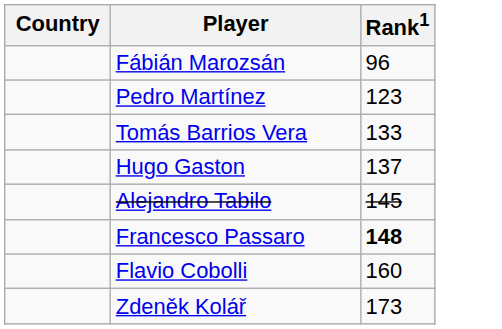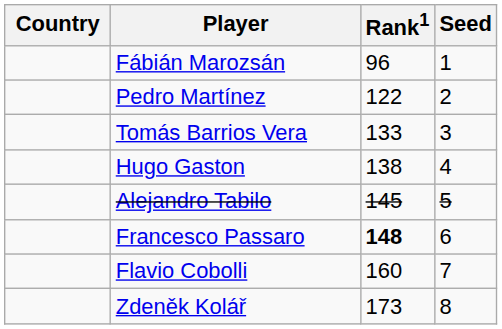+ column: (466, 24)
(384, 97) 123 -> (384, 97) 122
(384, 166) 137 -> (384, 166) 138
